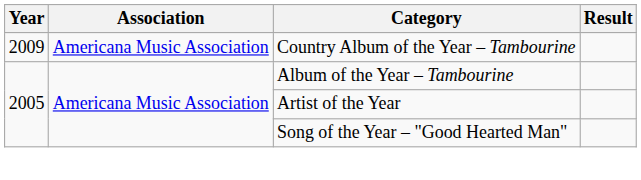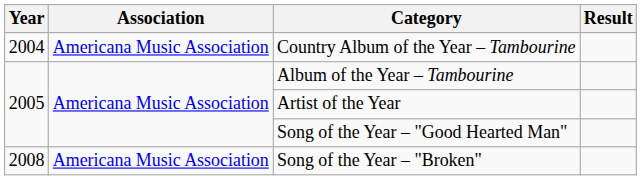(27, 47) 2009 -> (27, 47) 2004
+ row: (379, 160)
